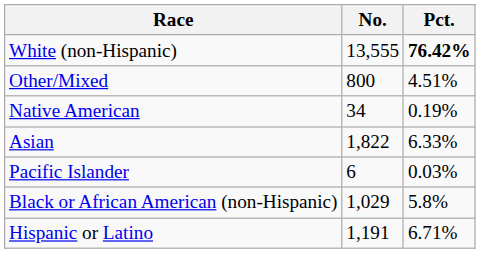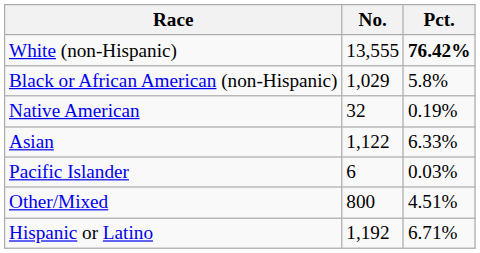rows swapped: (173, 202) <-> (59, 80)
(356, 111) 34 -> (356, 111) 32
(368, 141) 1,822 -> (368, 141) 1,122
(368, 232) 1,191 -> (368, 232) 1,192
